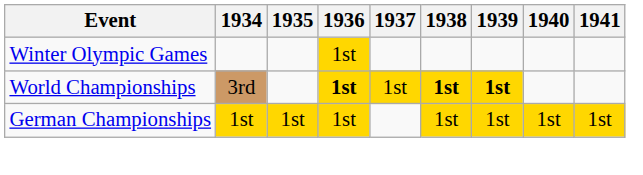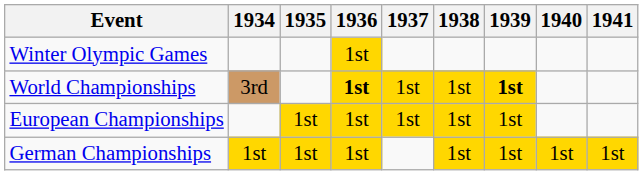(446, 86) bold -> (459, 86) normal
+ row: (117, 119)
